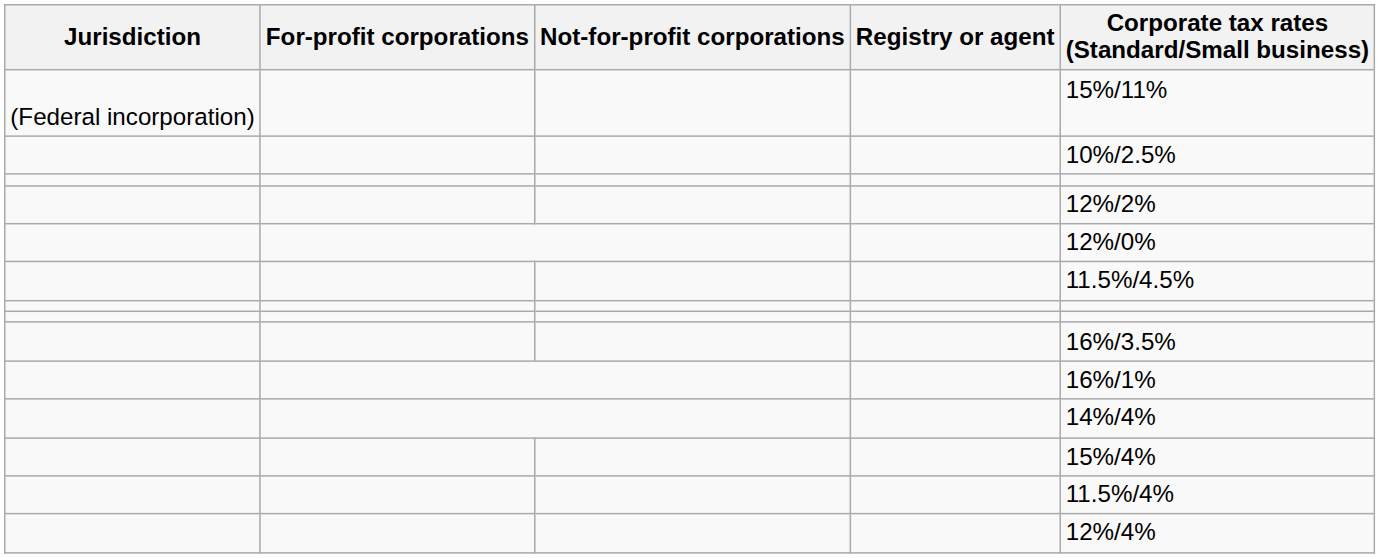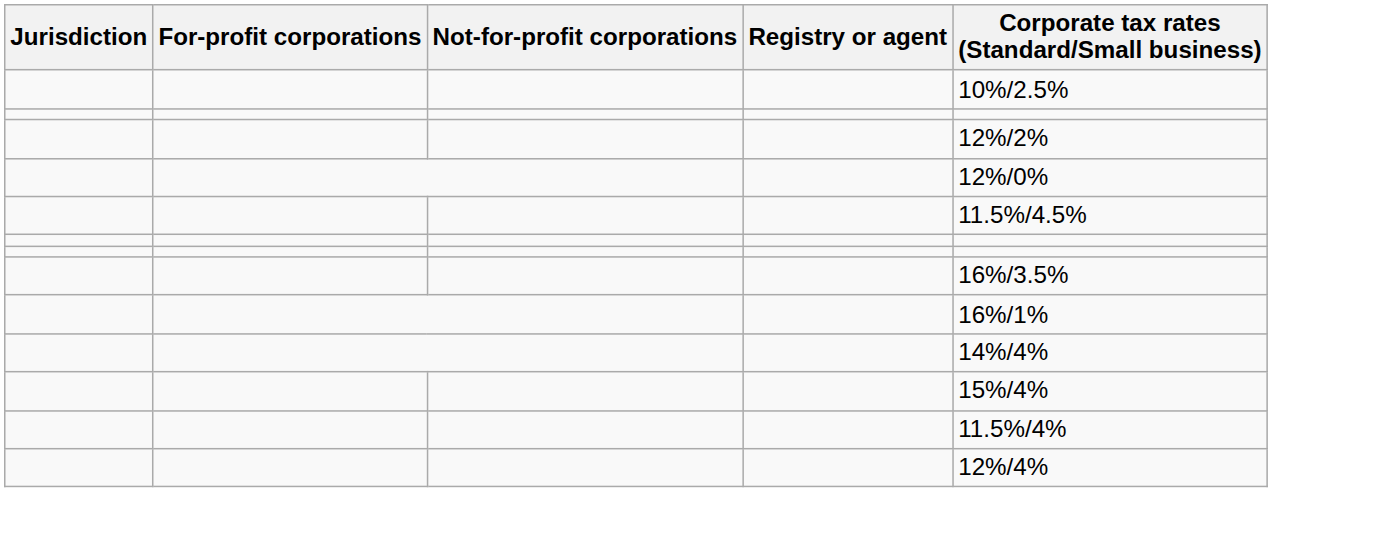- row: (133, 116)
